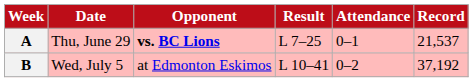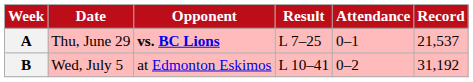(438, 64) 37,192 -> (438, 64) 31,192
